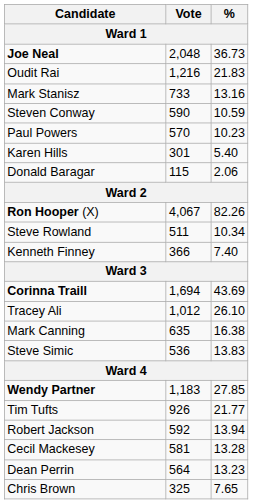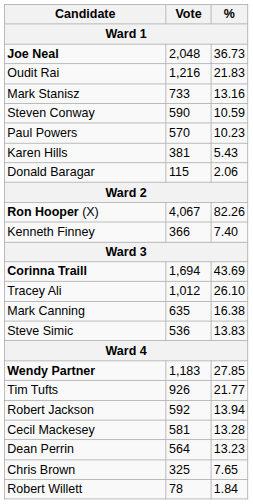(179, 152) 301 -> (179, 152) 381
(226, 152) 5.40 -> (226, 152) 5.43
- row: (49, 232)
+ row: (45, 489)
